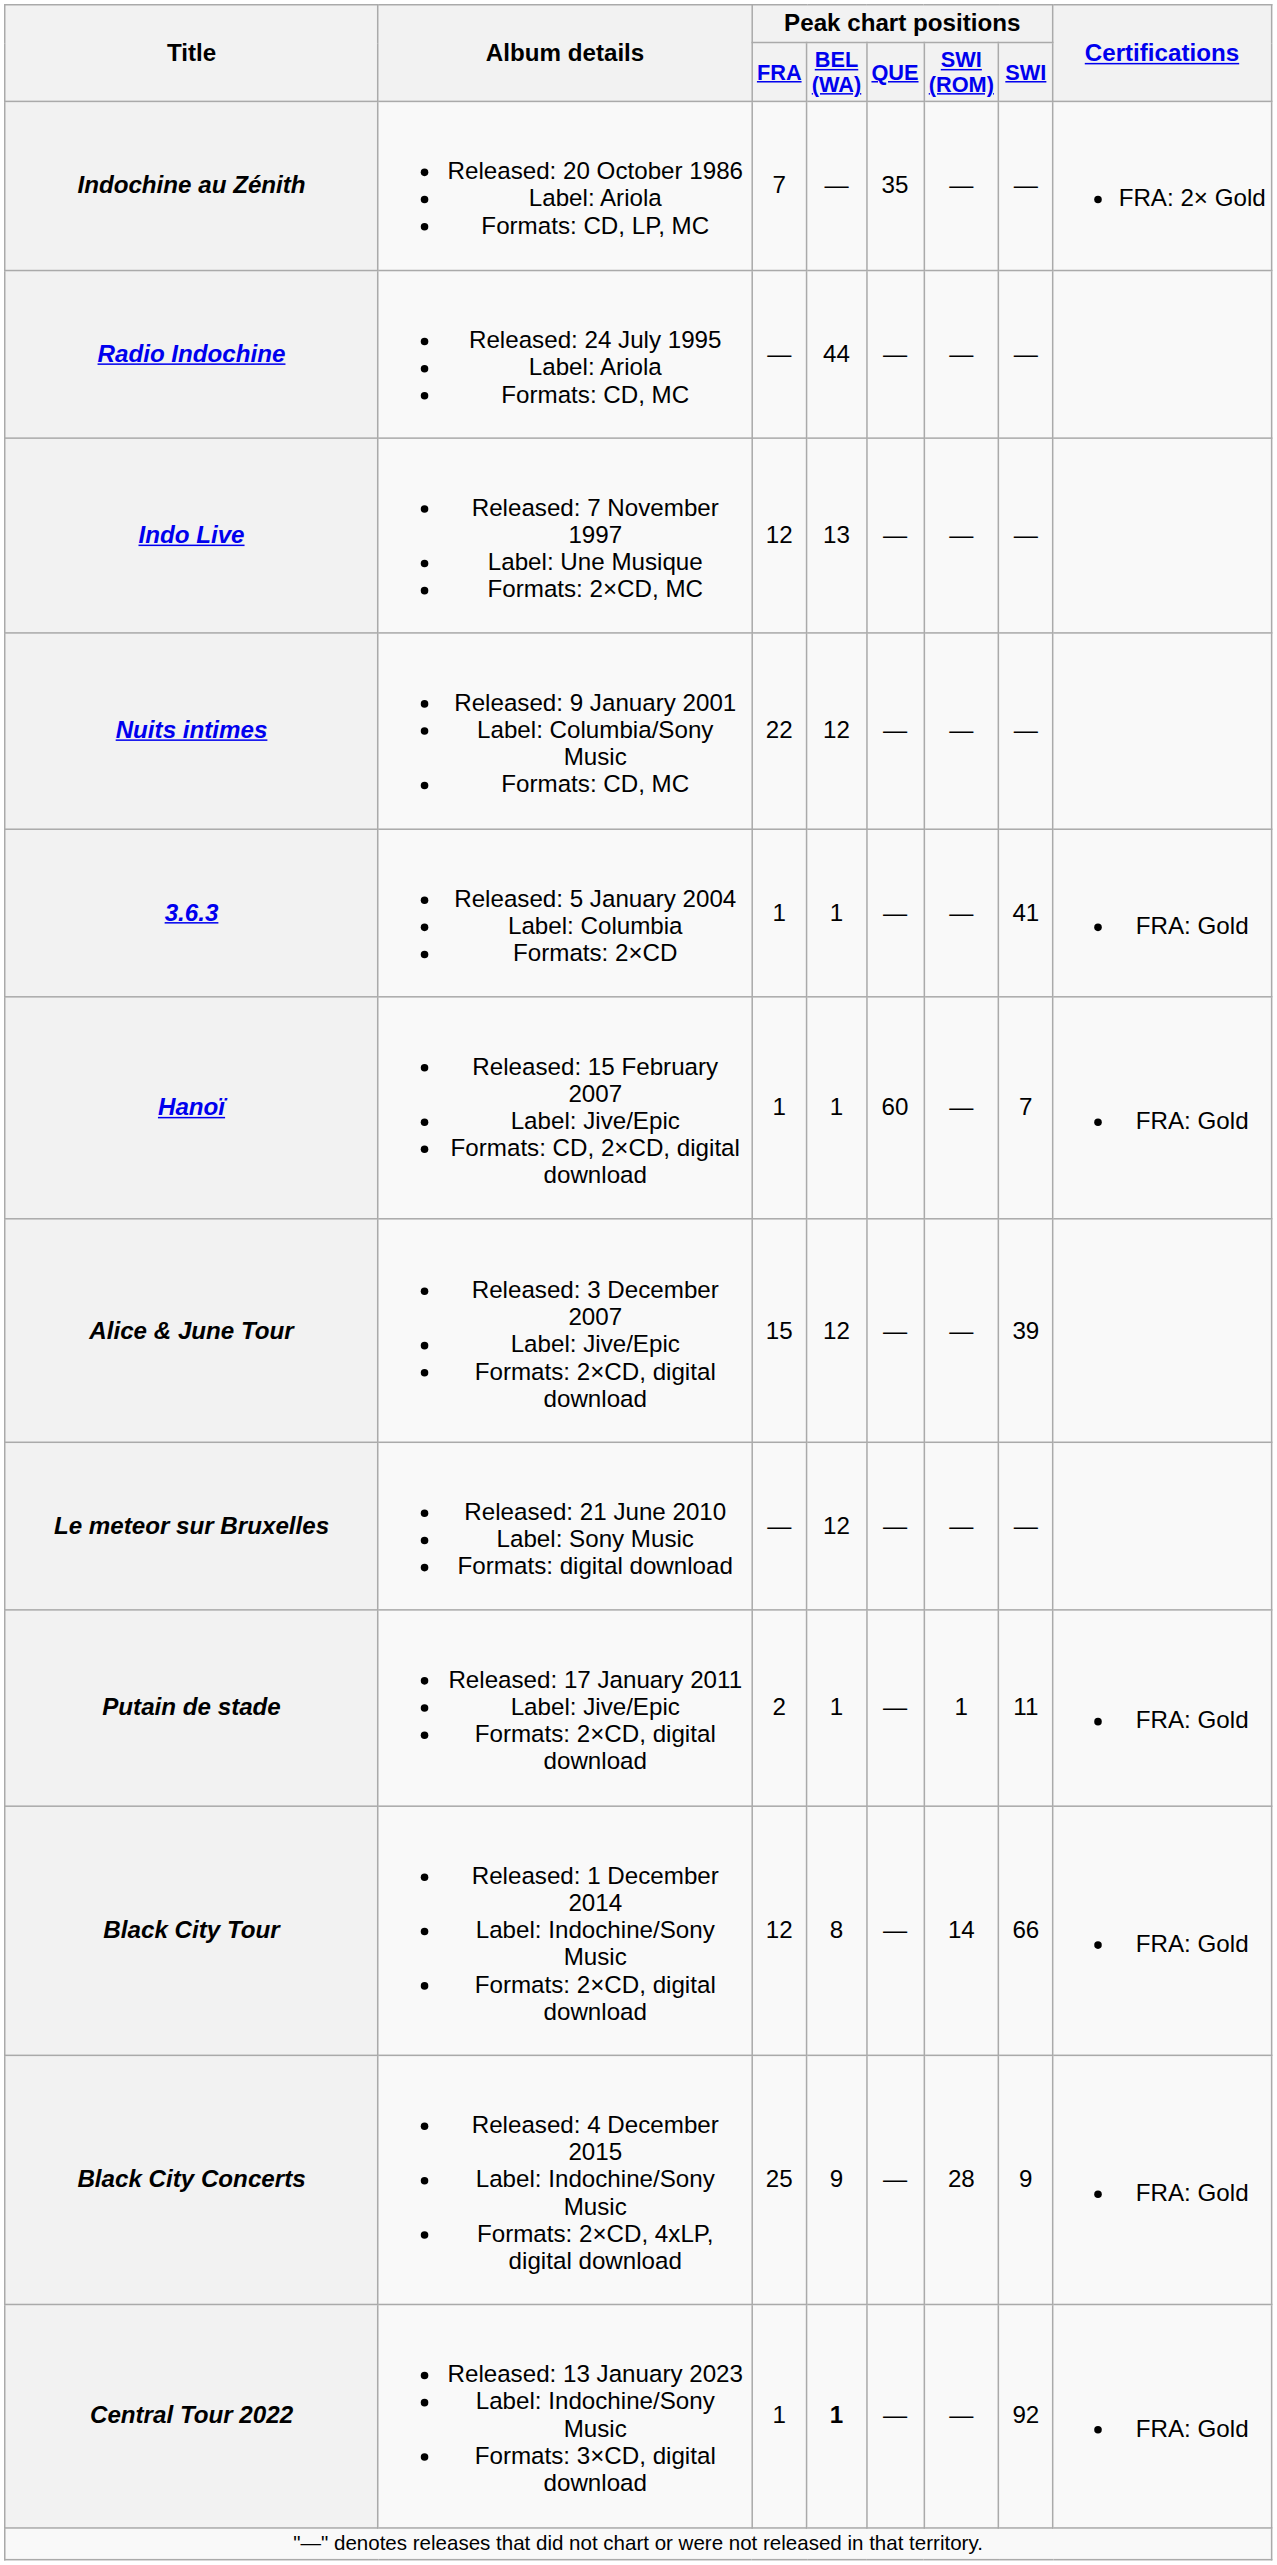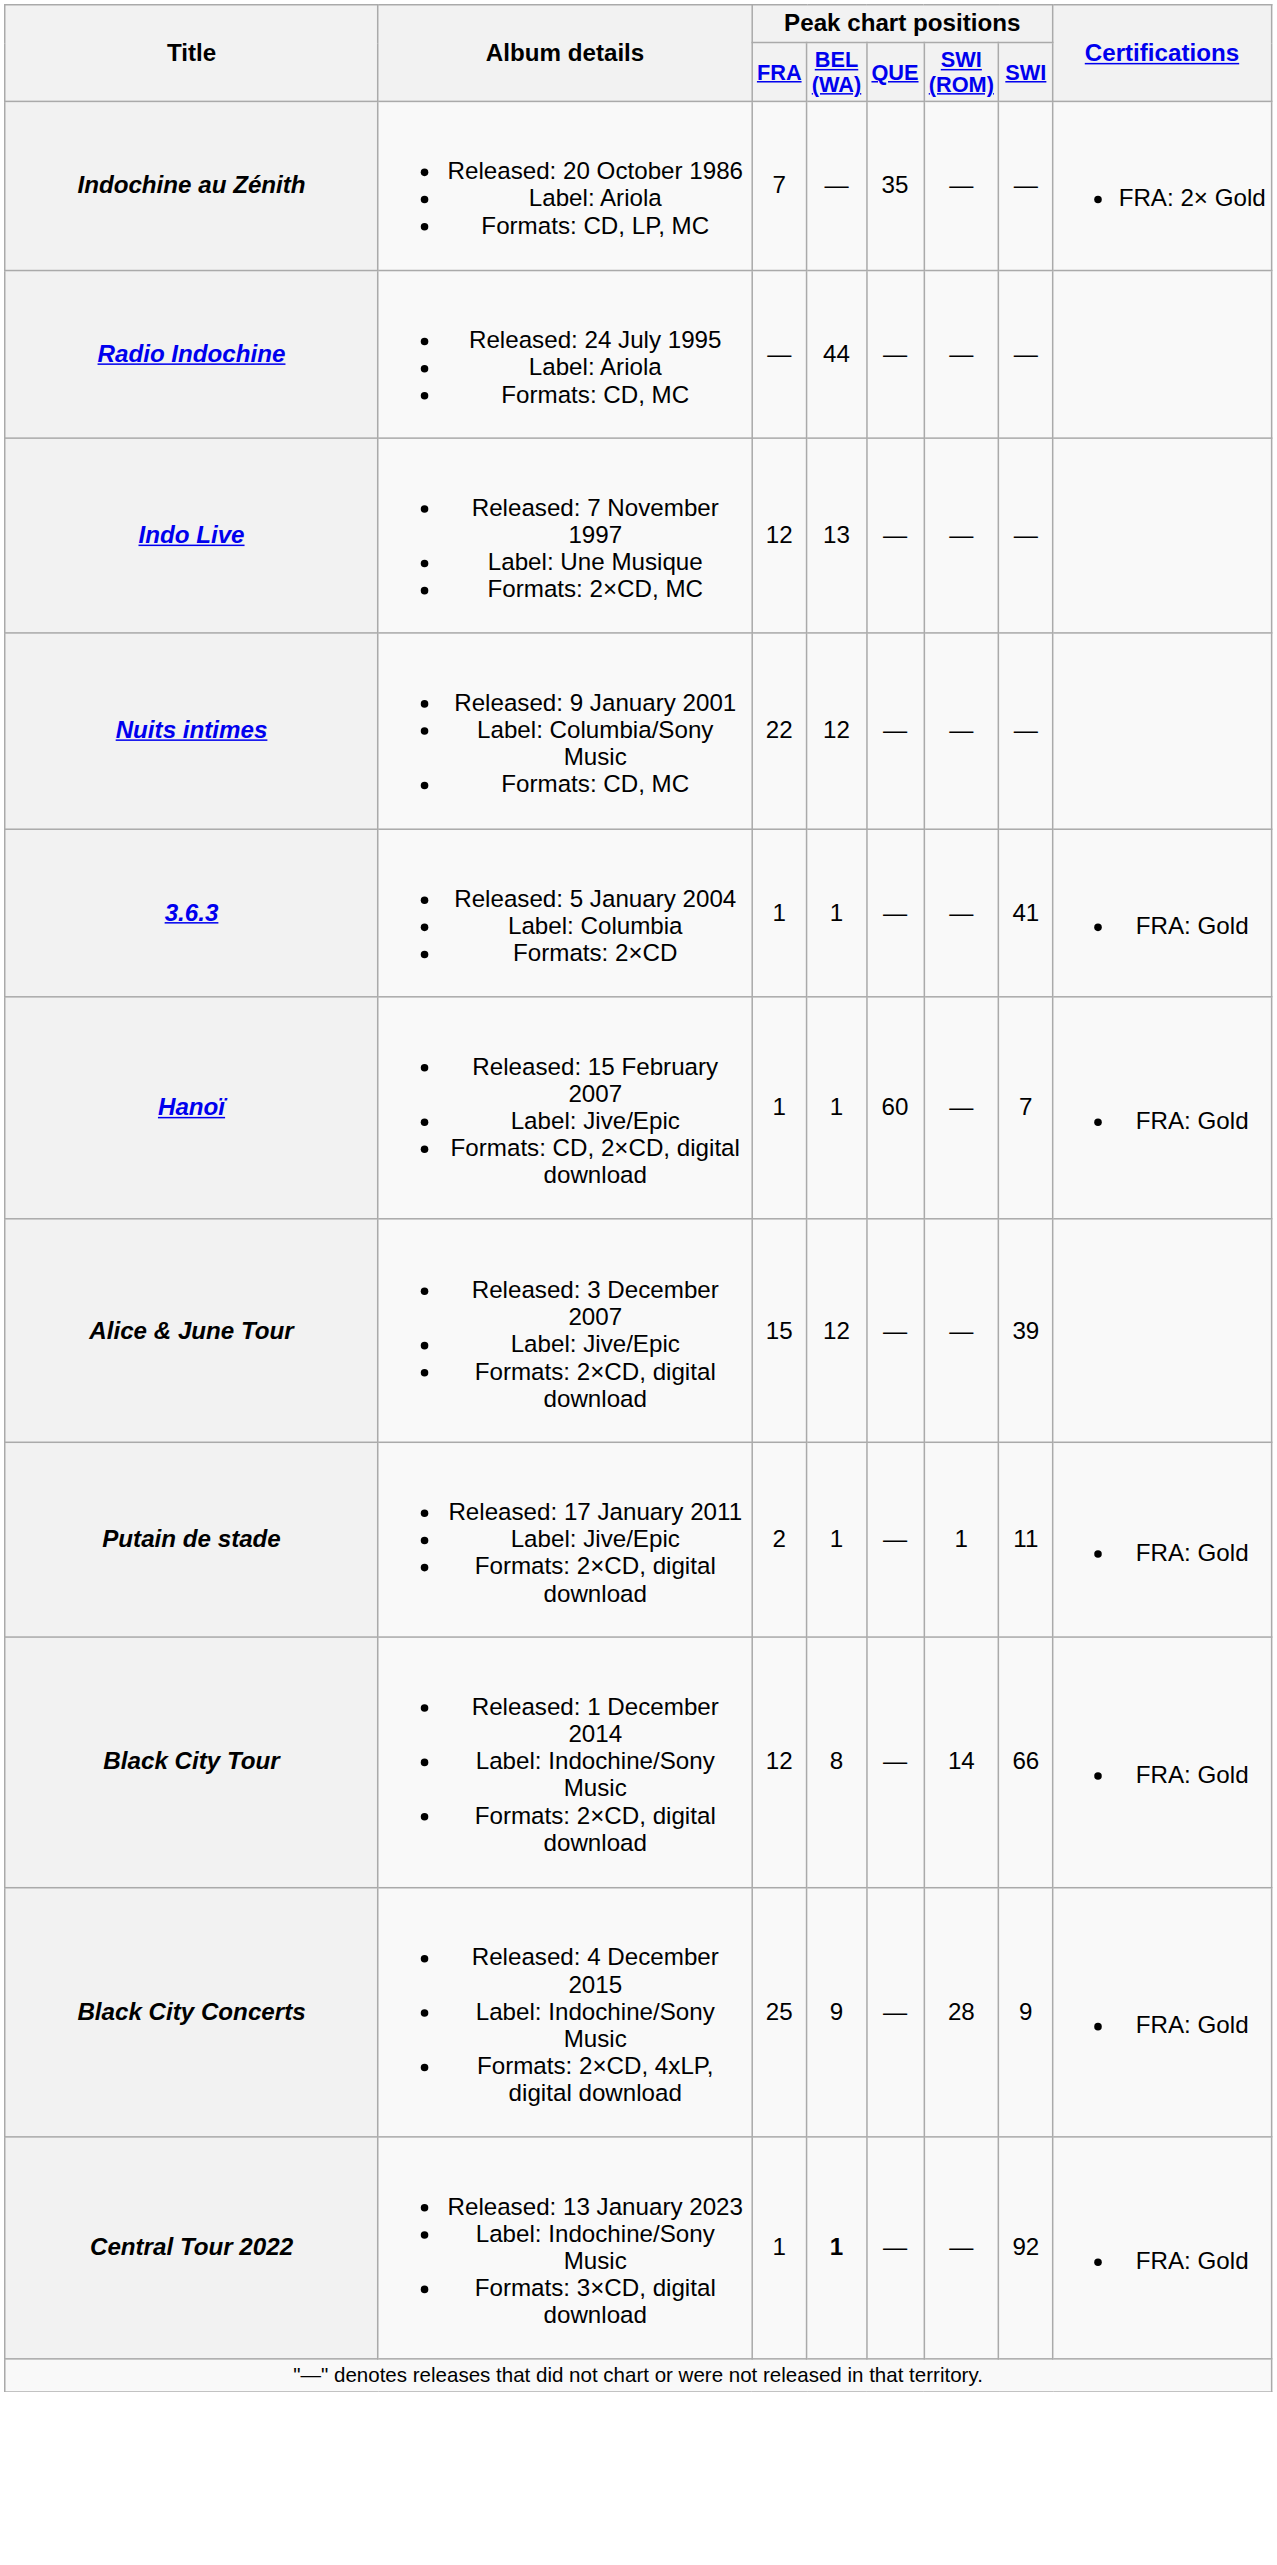- row: (192, 1525)
